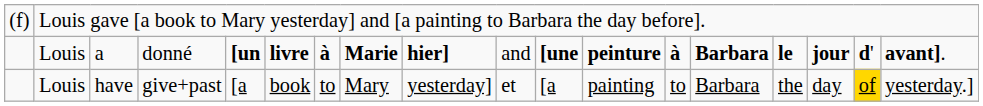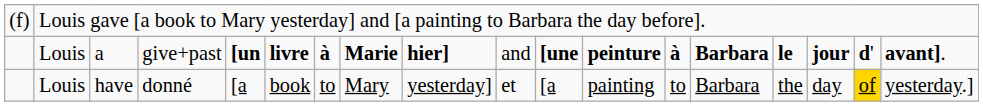(167, 52) donné -> (182, 52) give+past
(182, 85) give+past -> (167, 85) donné
